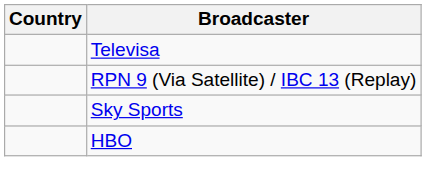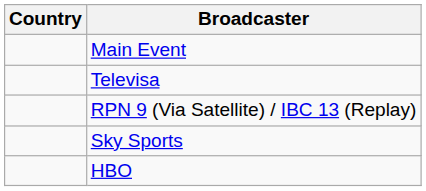+ row: (138, 49)
